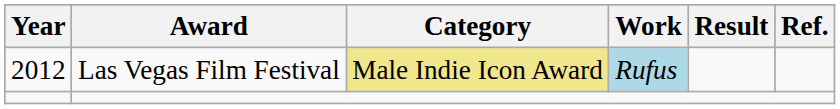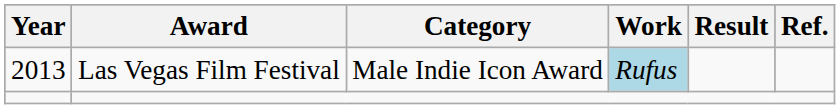(38, 69) 2012 -> (38, 69) 2013
(478, 69) khaki background -> (478, 69) no background
